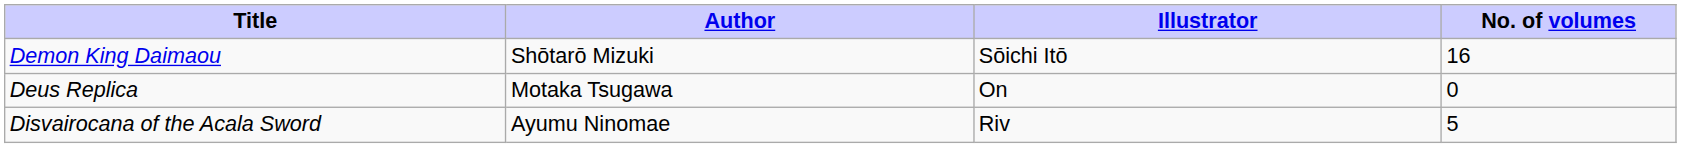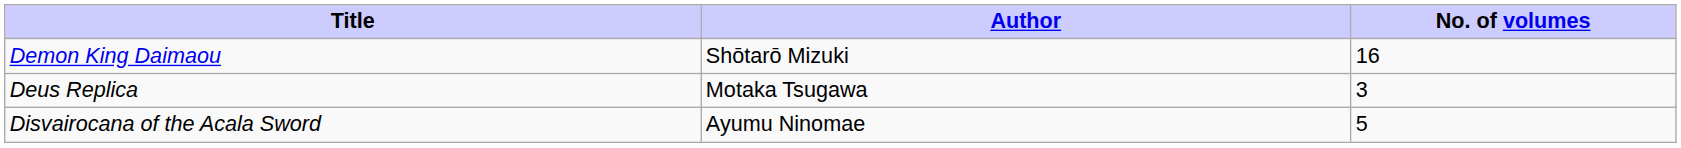- column: (1208, 21)
(1453, 90) 0 -> (1362, 90) 3
